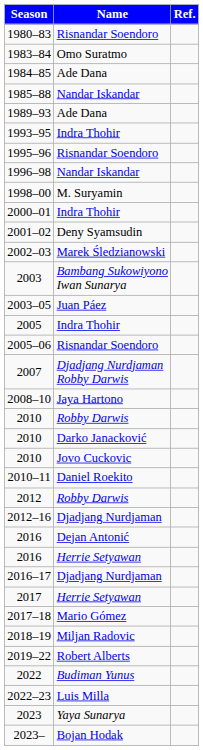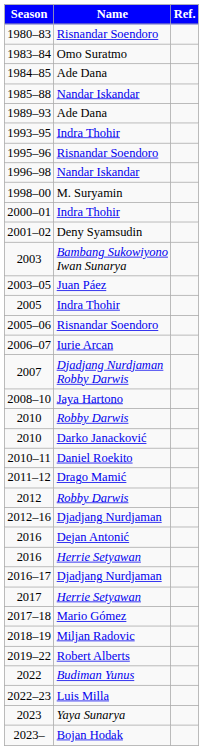- row: (29, 251)
+ row: (29, 345)
- row: (29, 458)
+ row: (29, 477)
